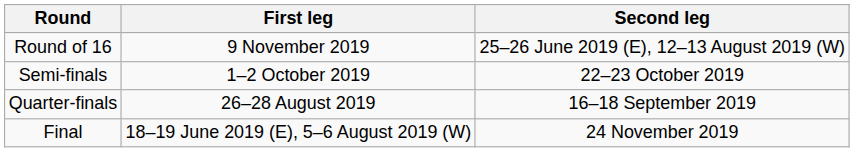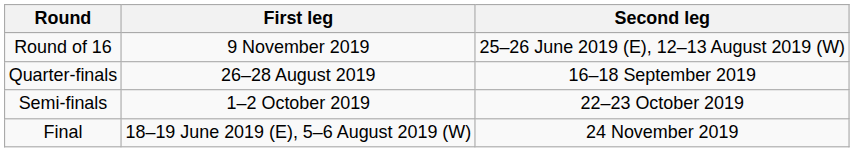rows swapped: (63, 103) <-> (63, 75)
